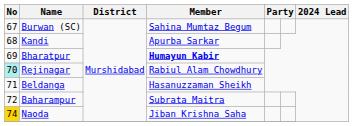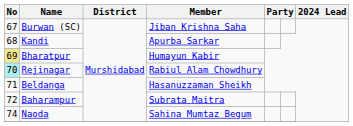(200, 26) Sahina Mumtaz Begum -> (198, 26) Jiban Krishna Saha
(12, 56) no background -> (12, 56) khaki background
(184, 56) bold -> (184, 56) normal
(12, 114) gold background -> (12, 114) no background
(198, 114) Jiban Krishna Saha -> (200, 114) Sahina Mumtaz Begum
